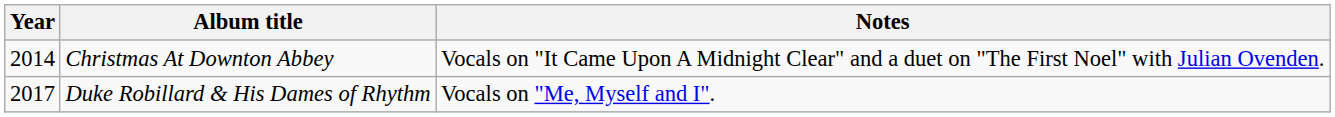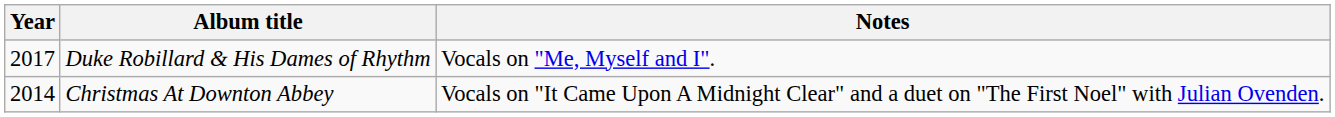rows swapped: (199, 58) <-> (248, 93)
